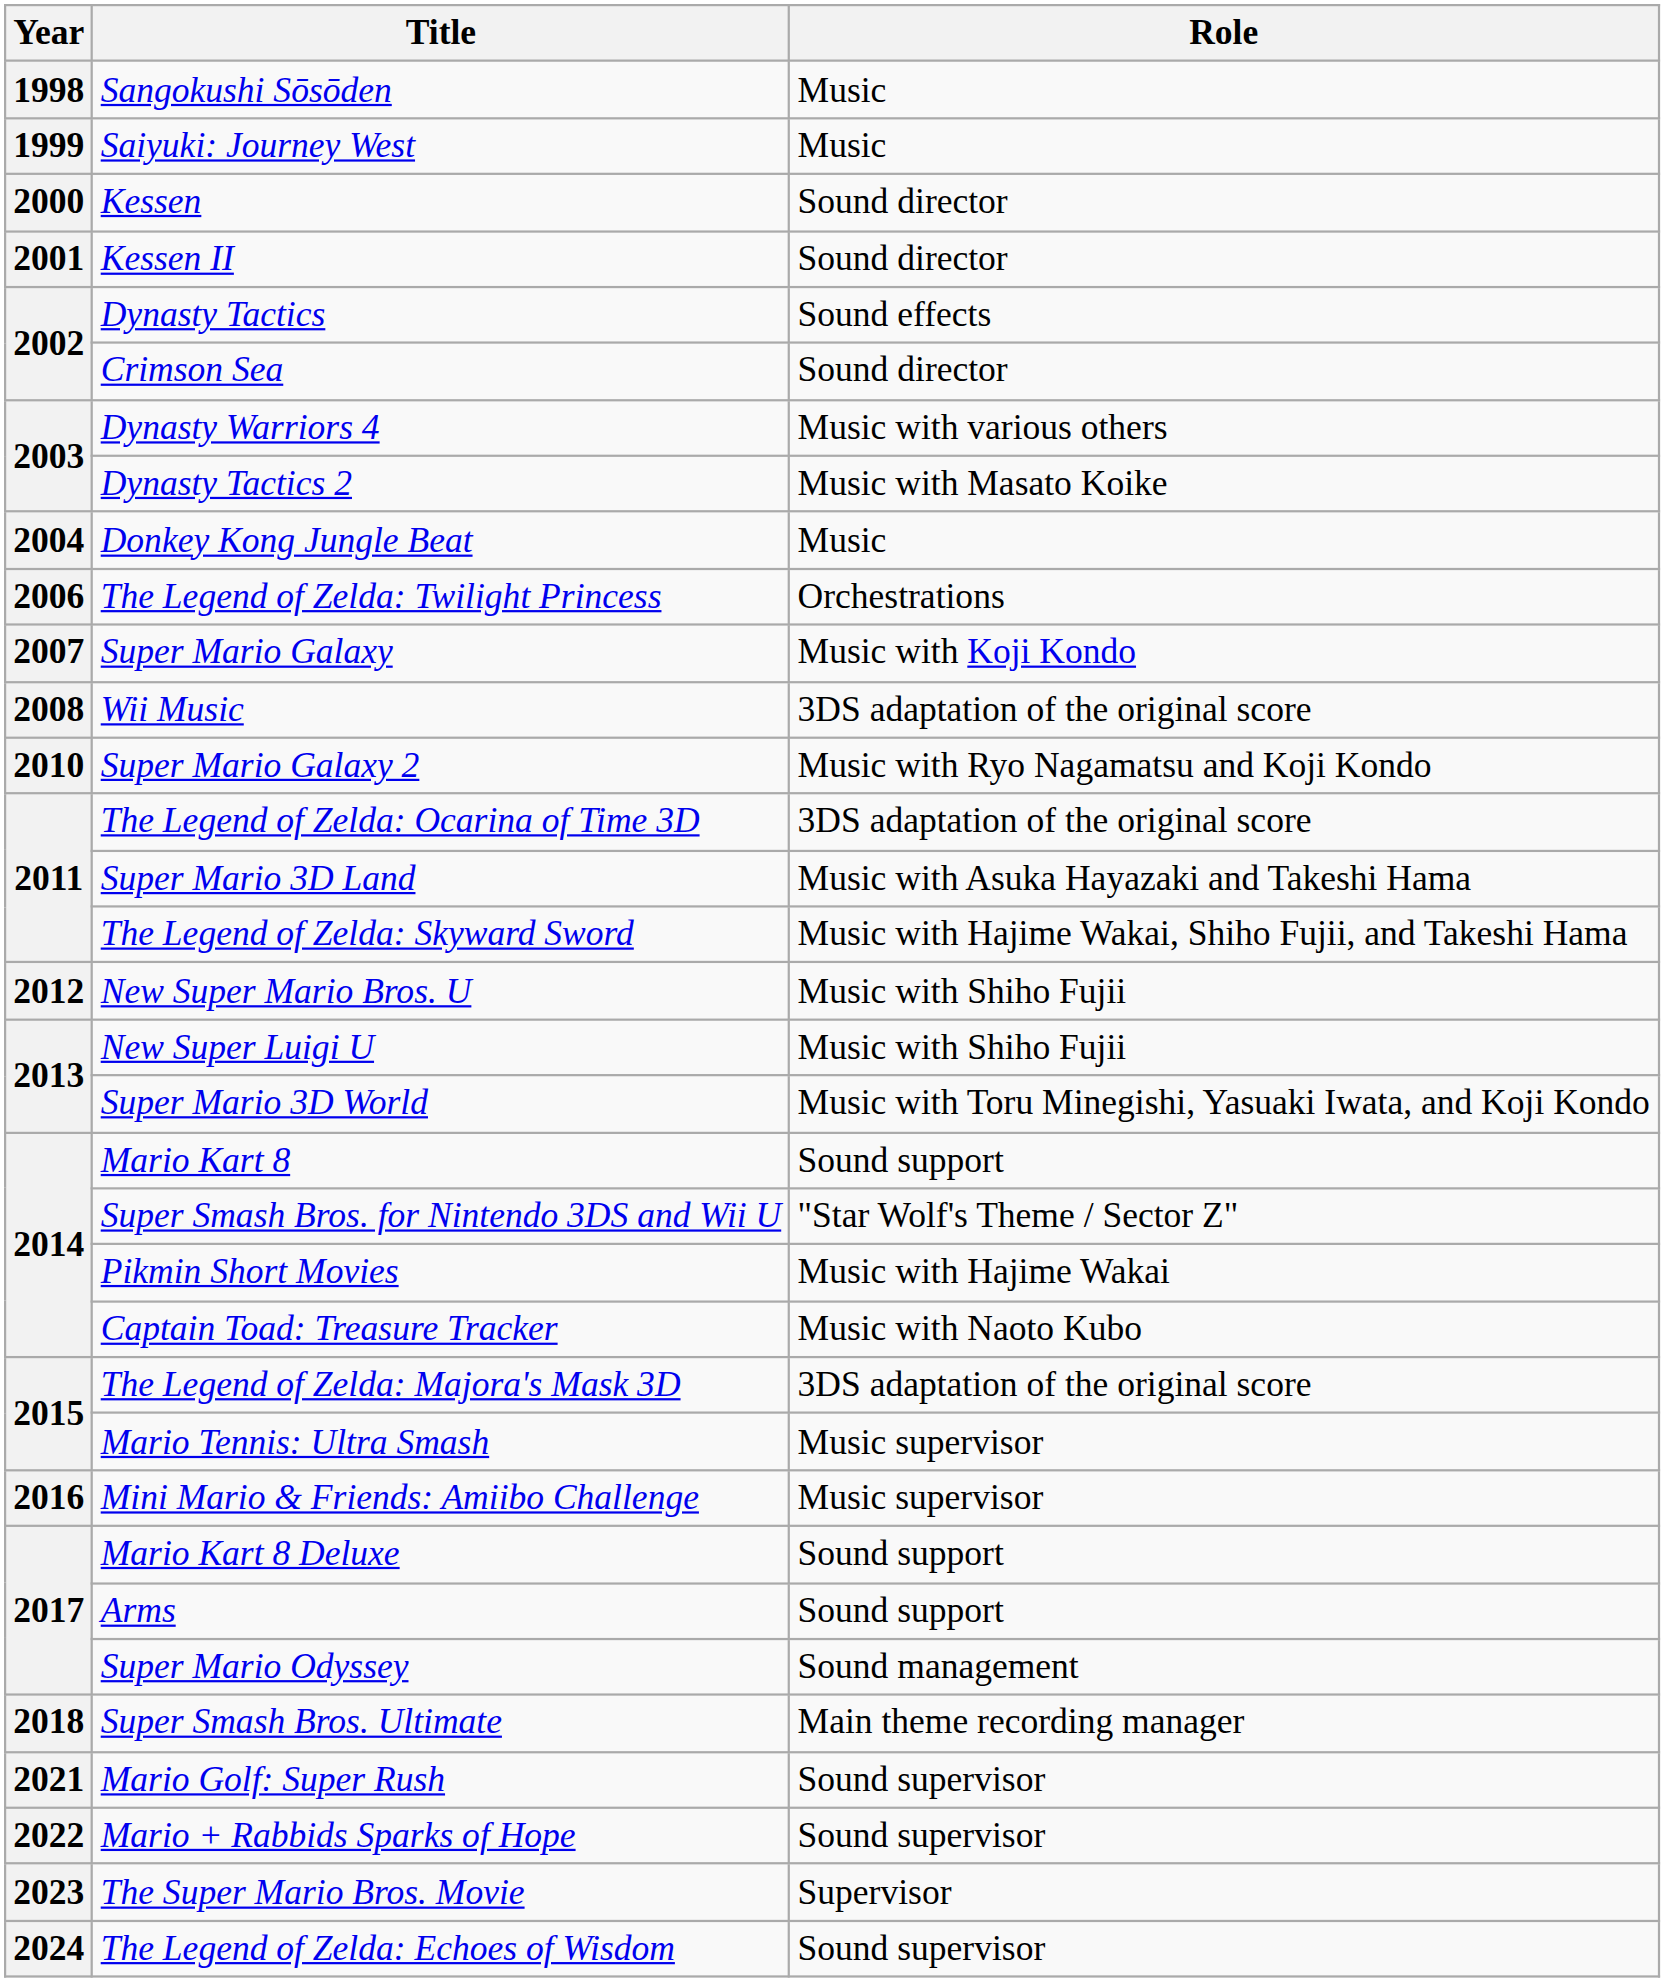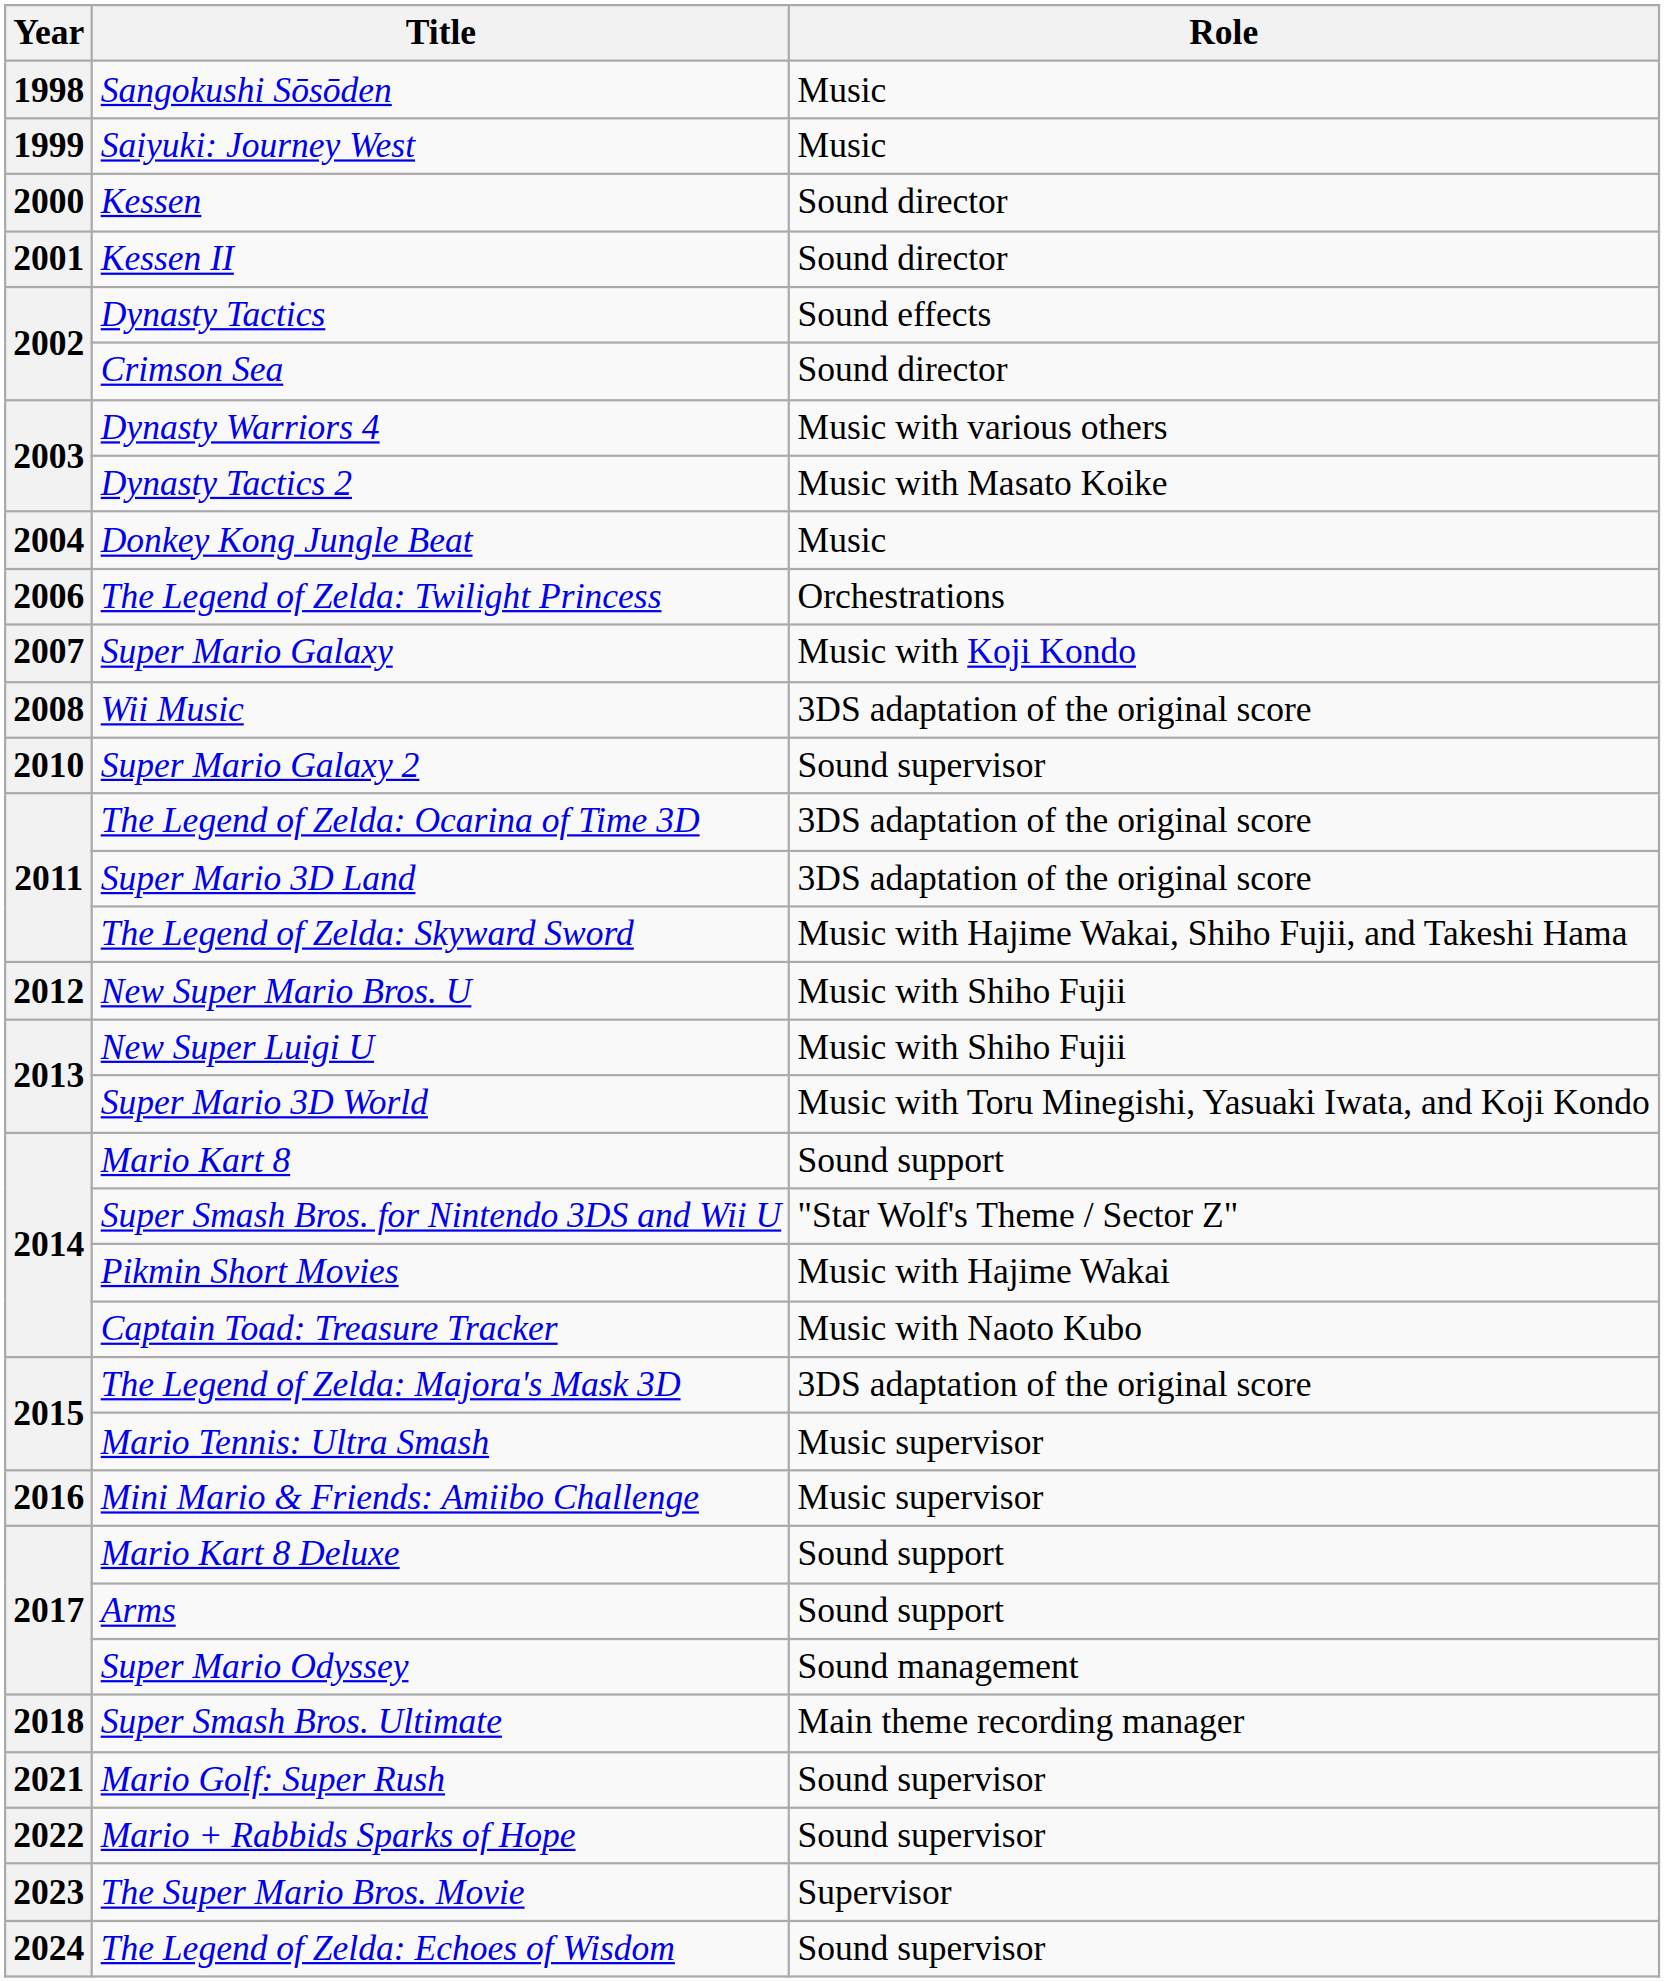(1115, 764) Music with Ryo Nagamatsu and Koji Kondo -> (921, 764) Sound supervisor
(1134, 877) Music with Asuka Hayazaki and Takeshi Hama -> (1055, 877) 3DS adaptation of the original score
